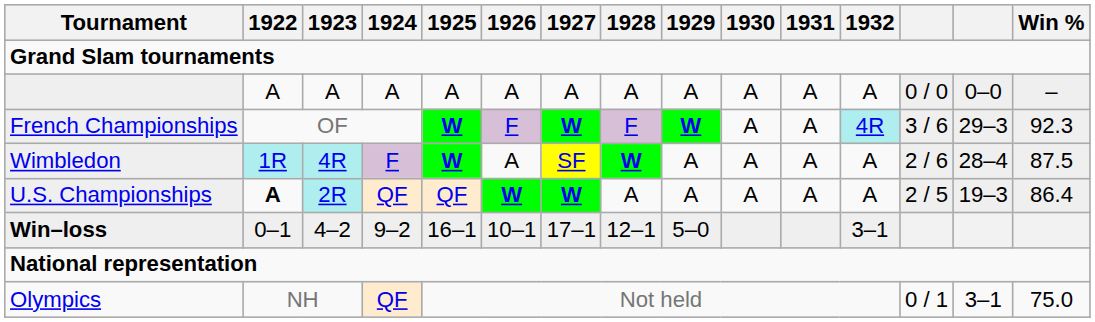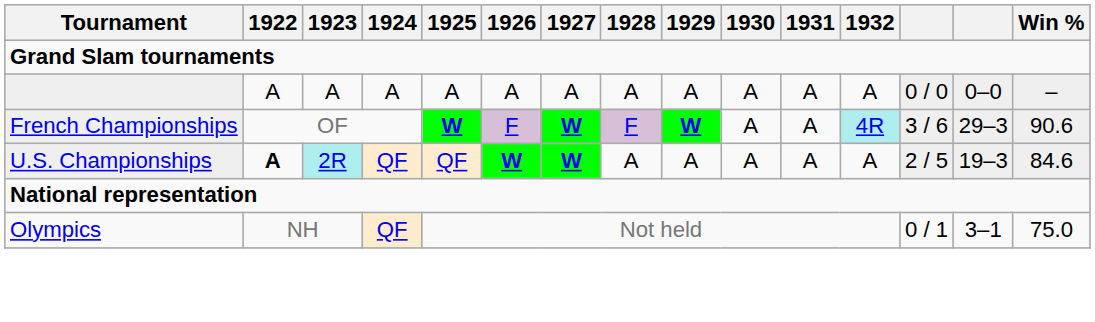(1051, 126) 92.3 -> (1051, 126) 90.6
- row: (65, 160)
(1051, 195) 86.4 -> (1051, 160) 84.6
- row: (59, 230)
